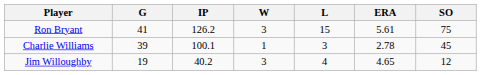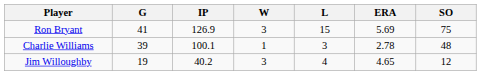(203, 29) 126.2 -> (203, 29) 126.9
(385, 29) 5.61 -> (385, 29) 5.69
(446, 45) 45 -> (446, 45) 48
